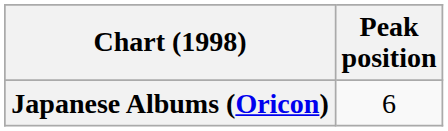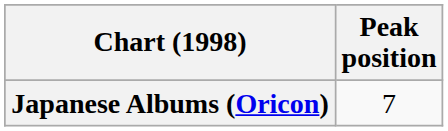(389, 102) 6 -> (389, 102) 7
